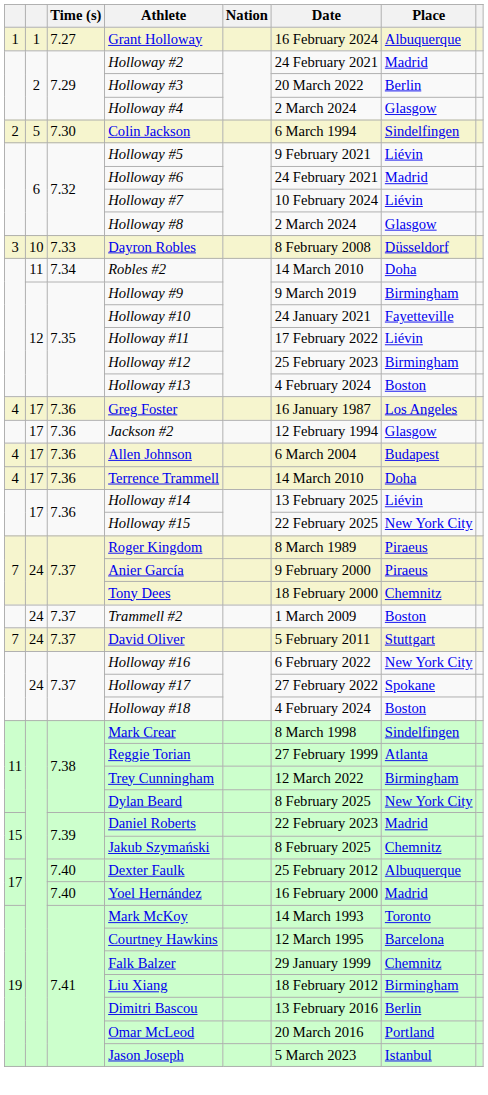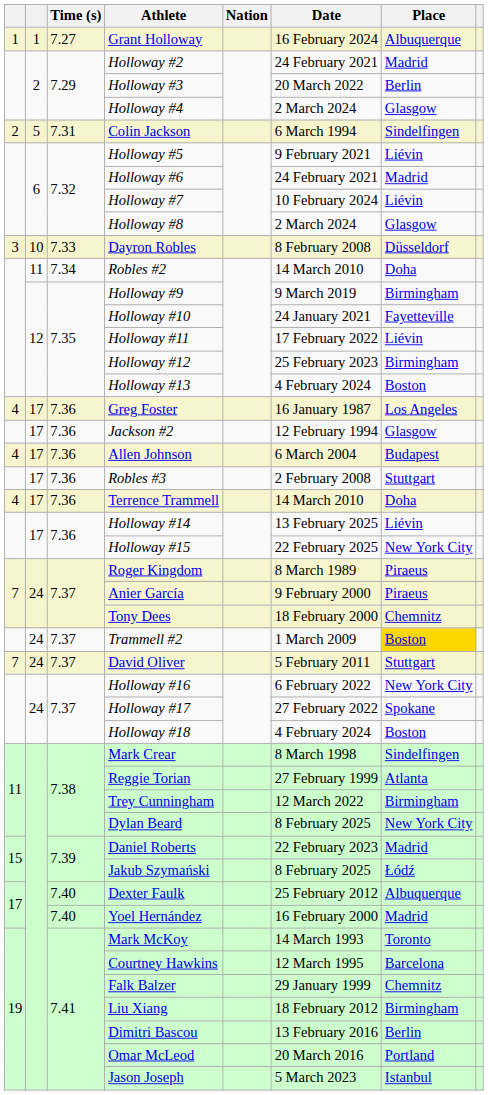(63, 131) 7.30 -> (63, 131) 7.31
+ row: (137, 477)
(405, 616) no background -> (405, 639) gold background
(413, 847) Chemnitz -> (400, 870) Łódź
